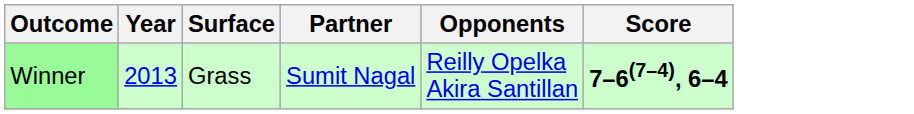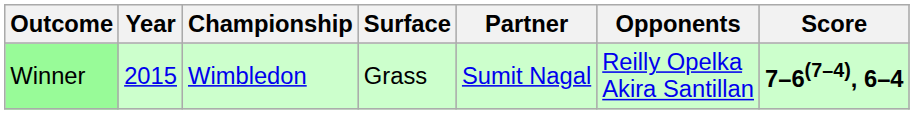+ column: (270, 23)
(151, 75) 2013 -> (151, 75) 2015
